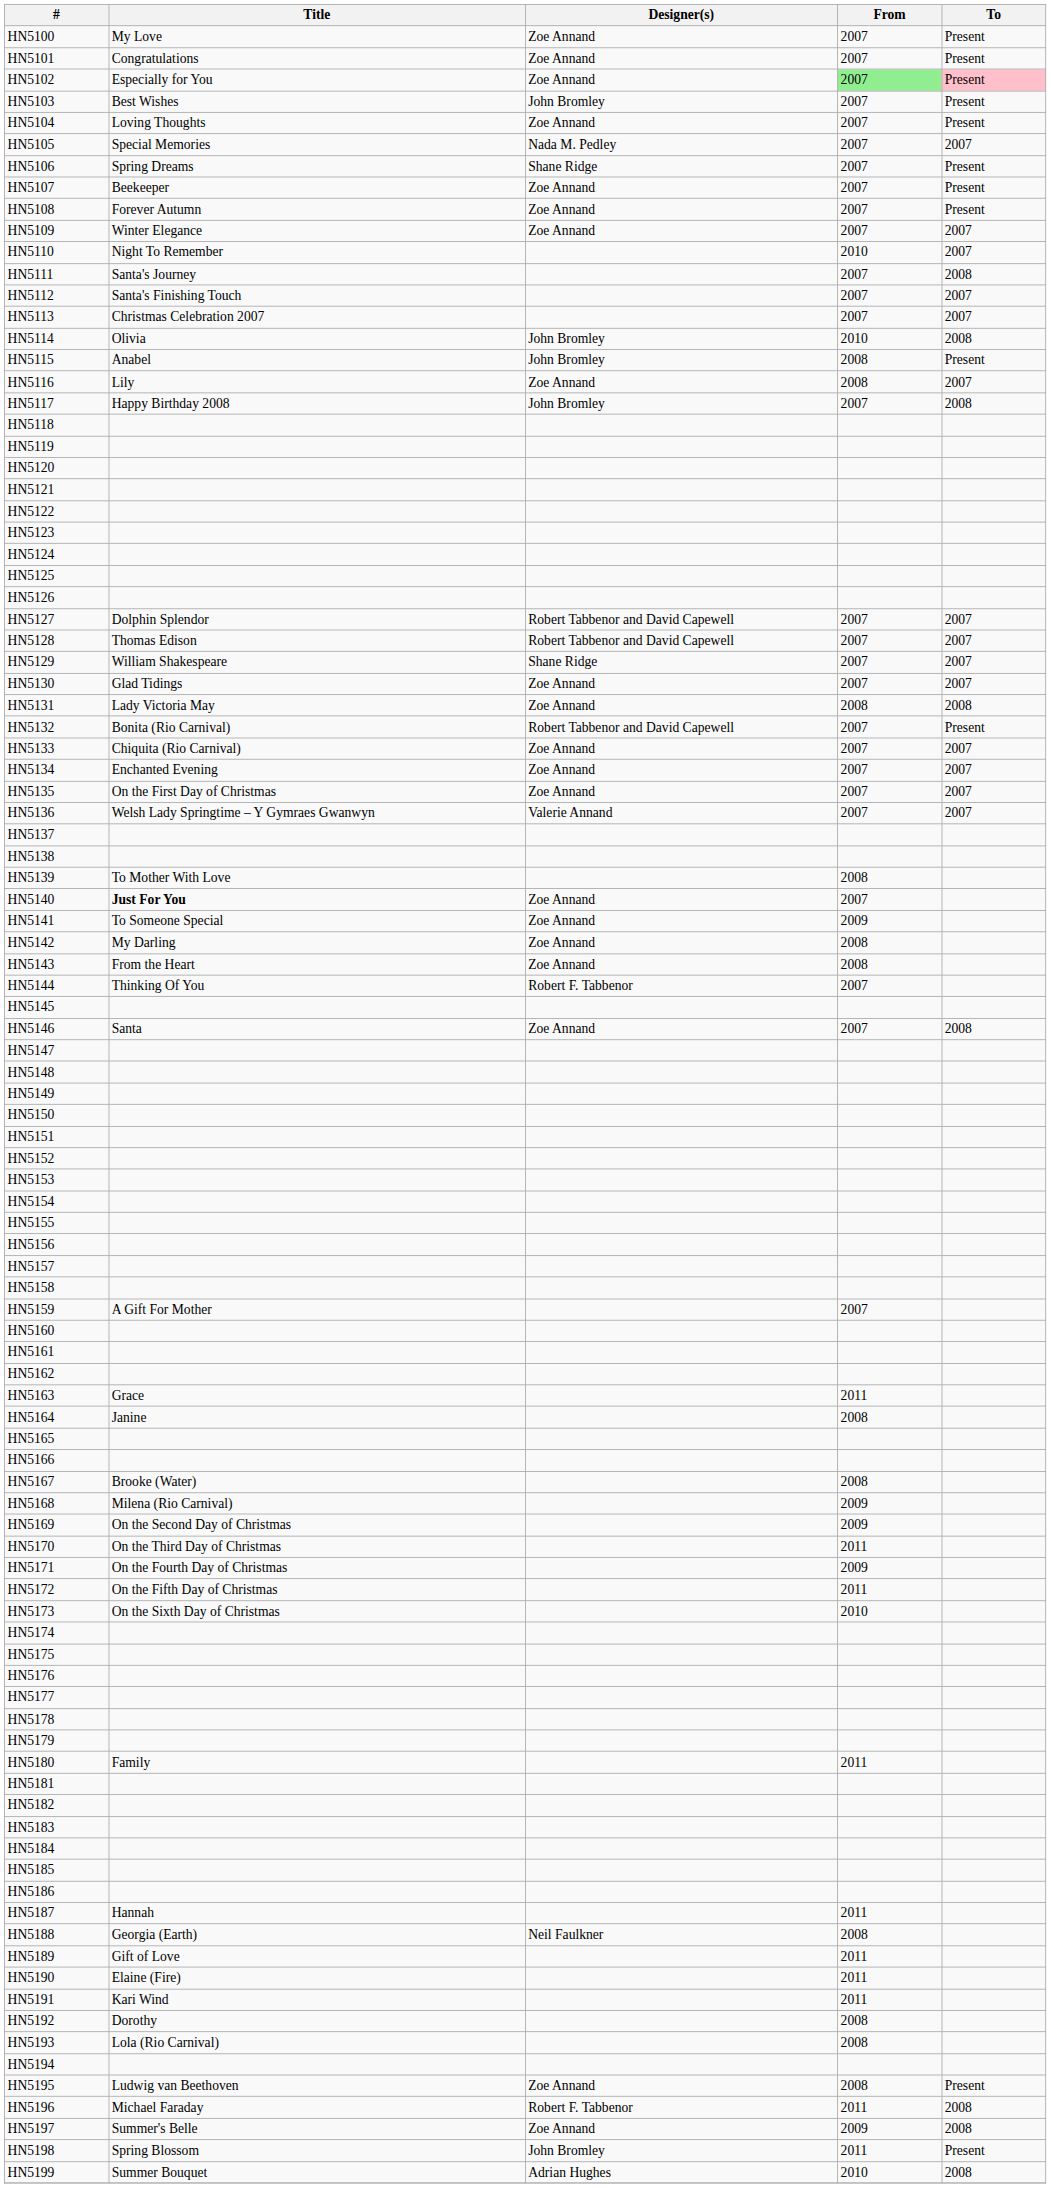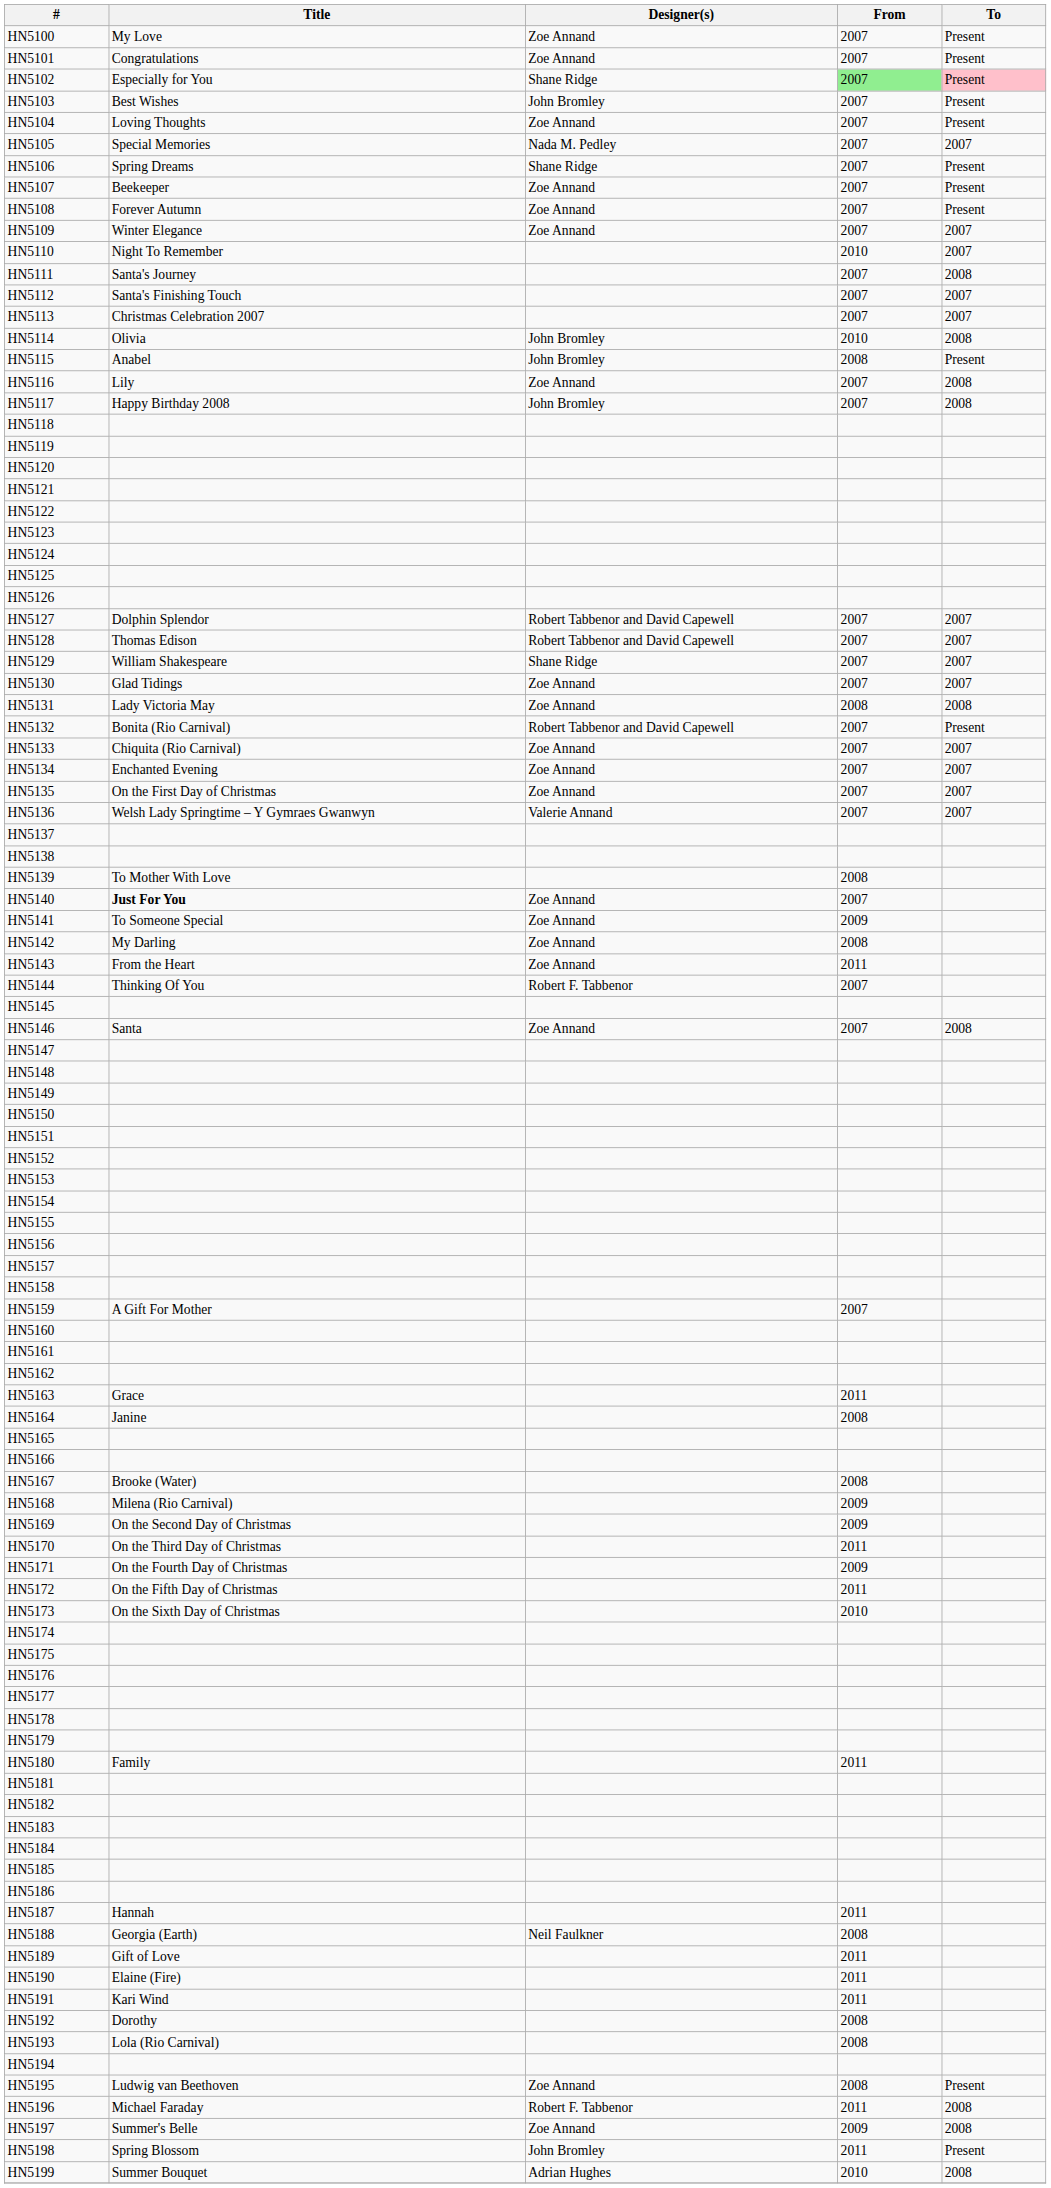(562, 79) Zoe Annand -> (563, 79) Shane Ridge
(854, 381) 2008 -> (854, 381) 2007
(958, 381) 2007 -> (958, 381) 2008
(854, 964) 2008 -> (854, 964) 2011
